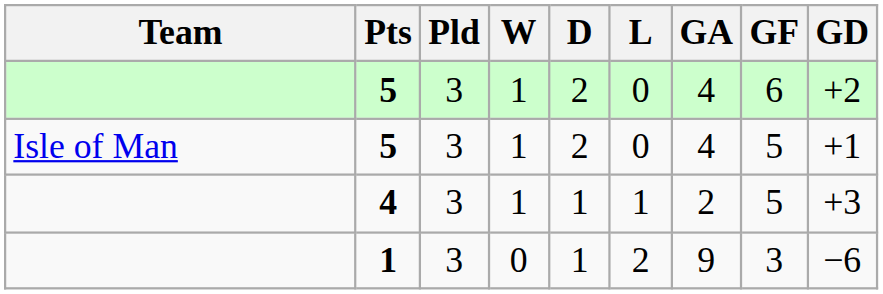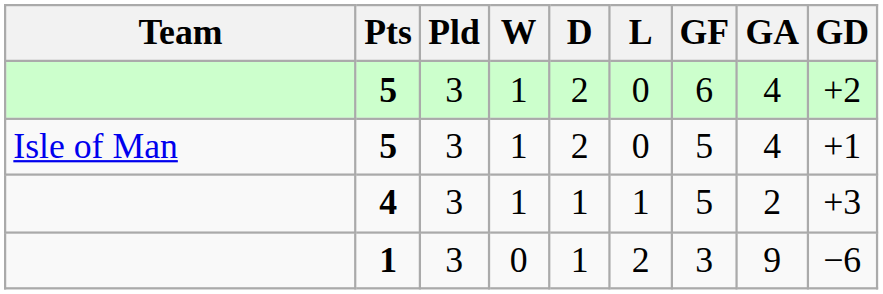columns swapped: (774, 32) <-> (706, 32)
